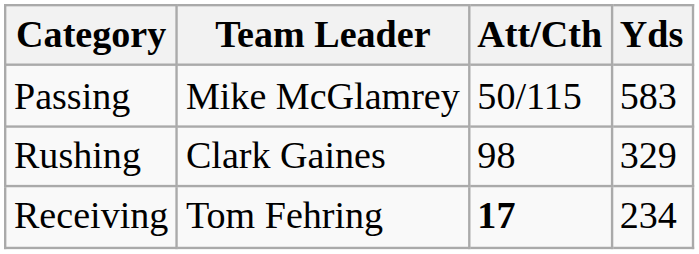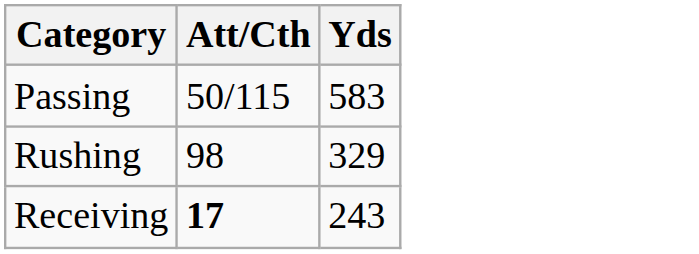- column: (323, 34)
(648, 215) 234 -> (357, 215) 243
